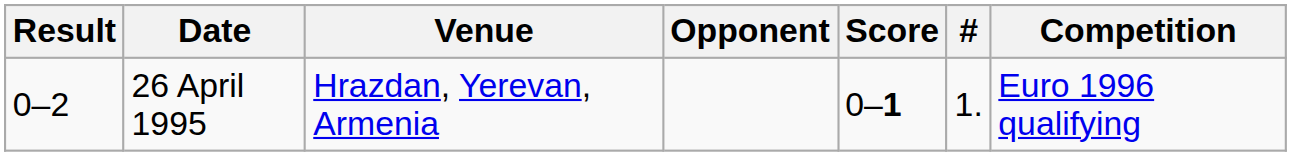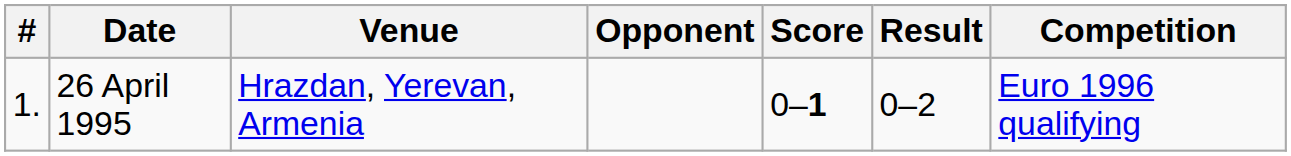columns swapped: (969, 31) <-> (64, 31)
